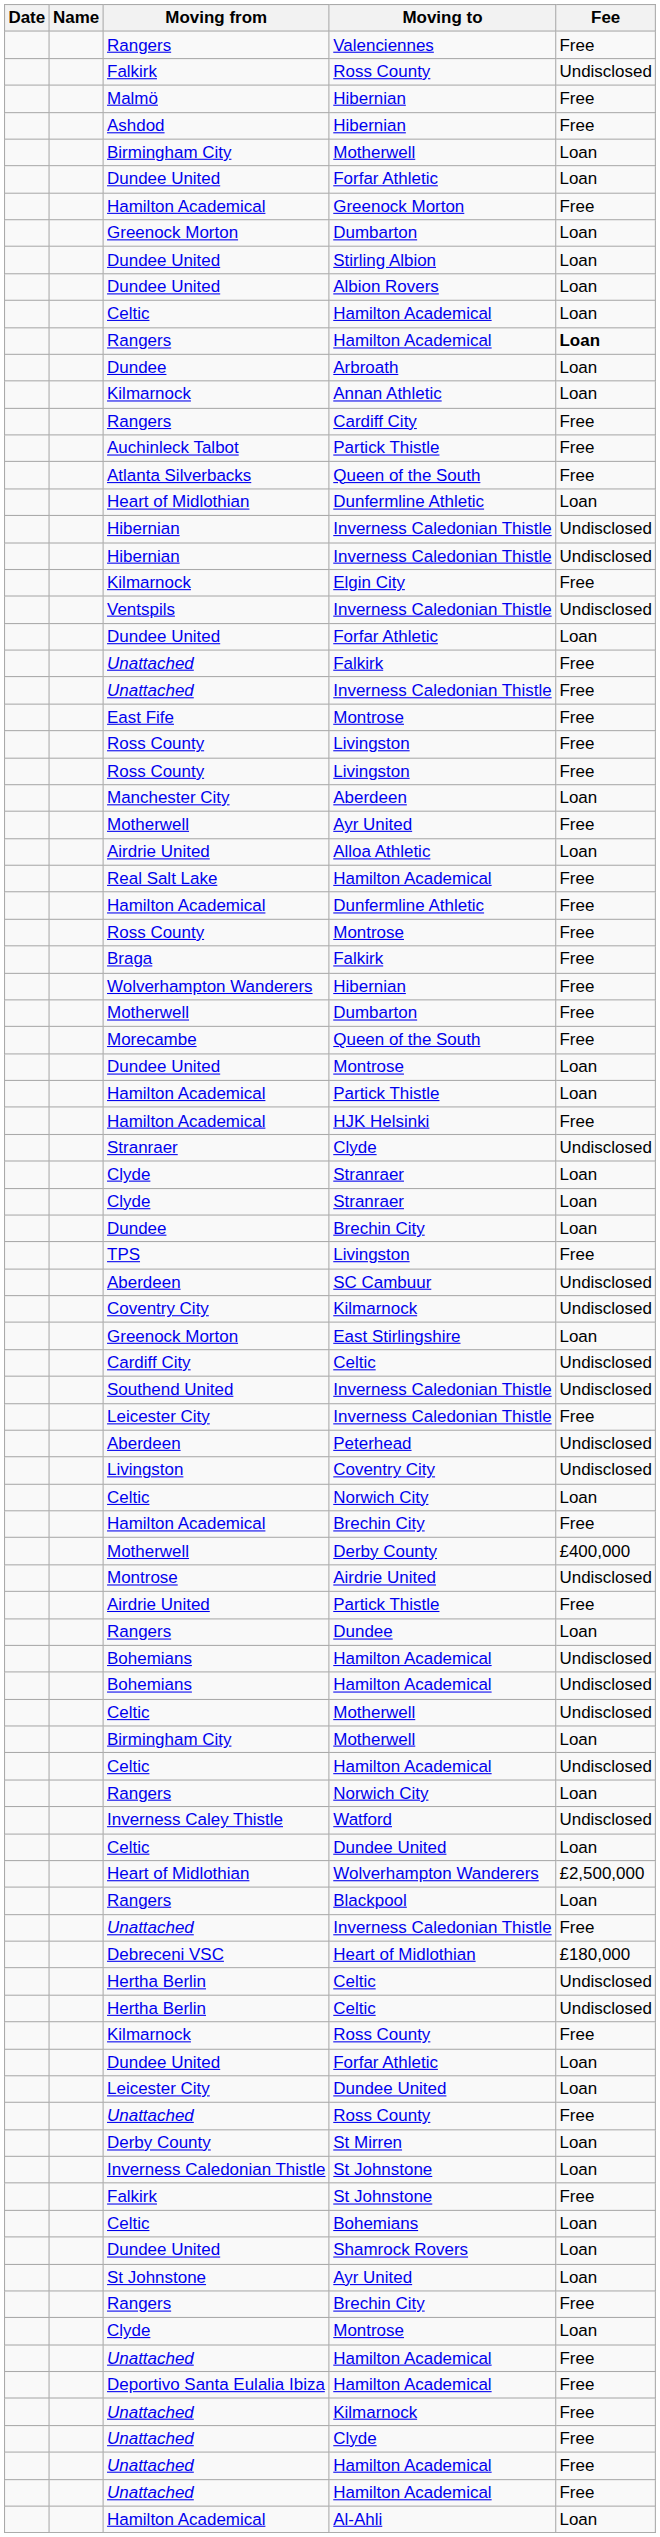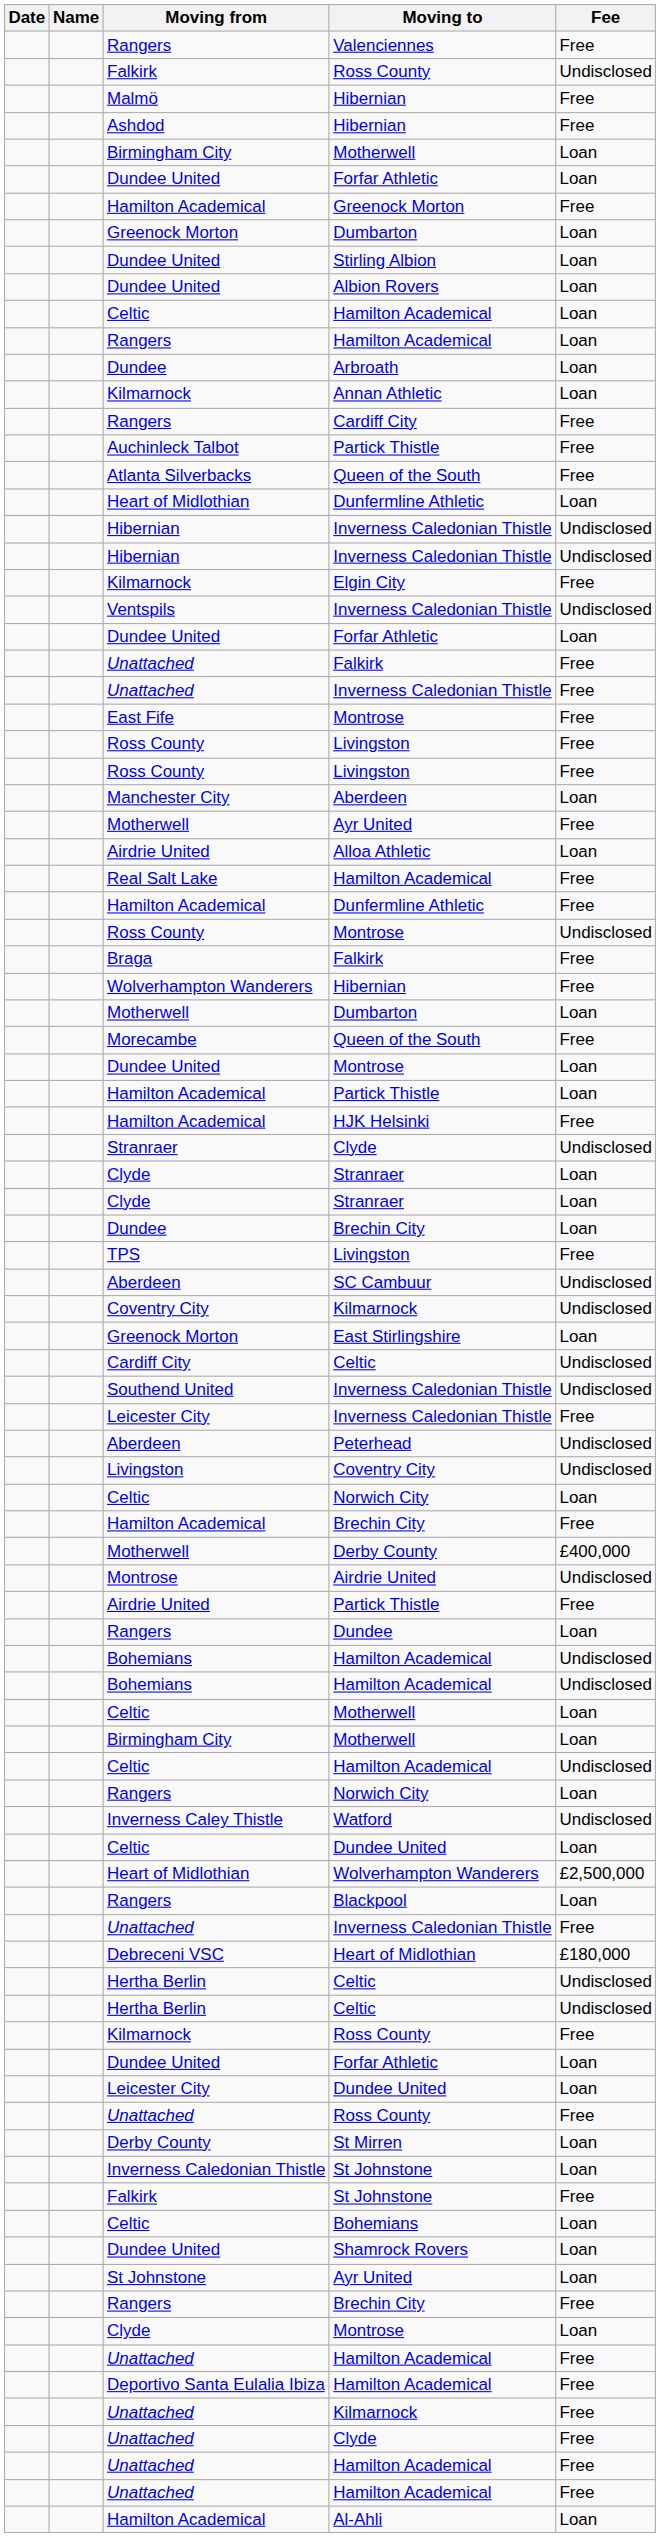(580, 340) bold -> (578, 340) normal
(577, 932) Free -> (606, 932) Undisclosed
(577, 1013) Free -> (578, 1013) Loan
(606, 1712) Undisclosed -> (578, 1712) Loan
